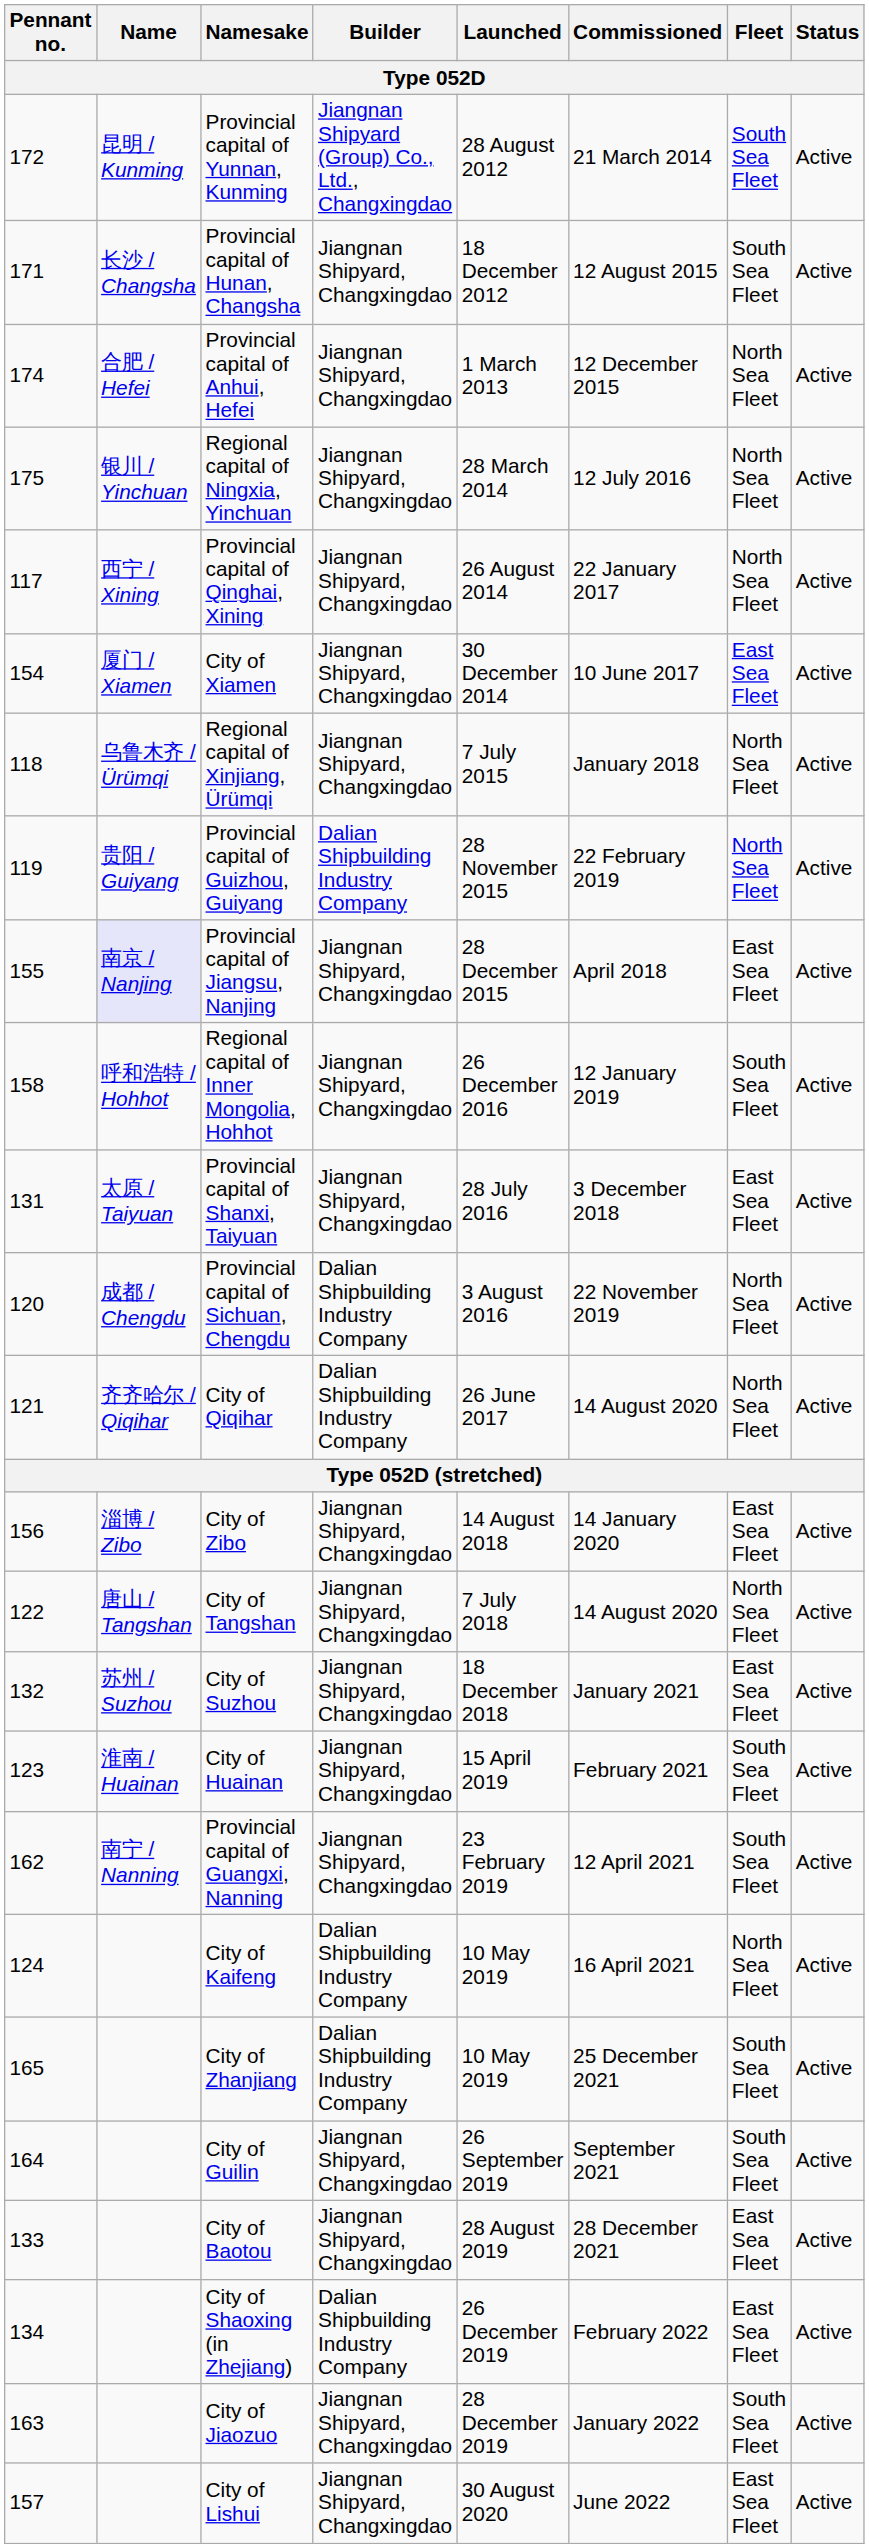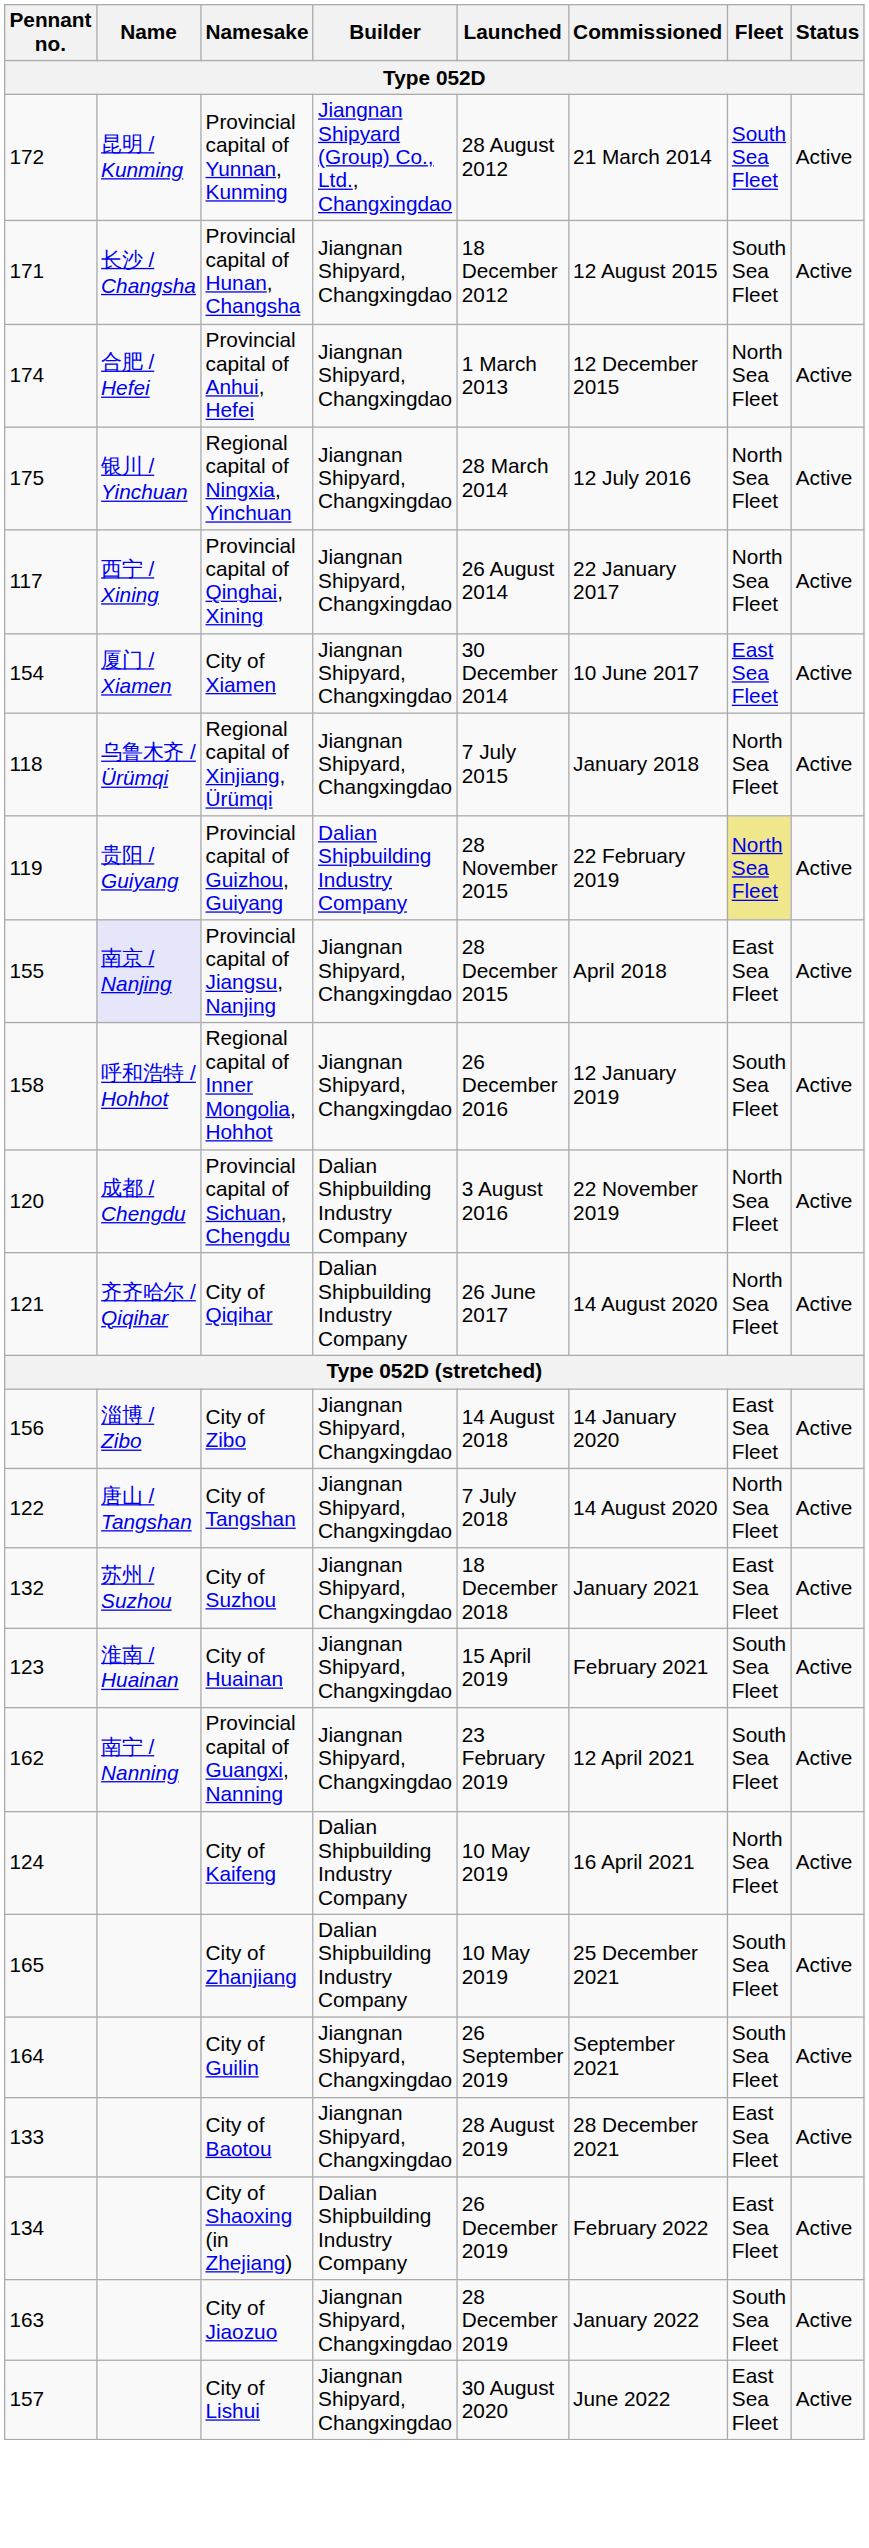(757, 867) no background -> (757, 867) khaki background
- row: (251, 1200)
